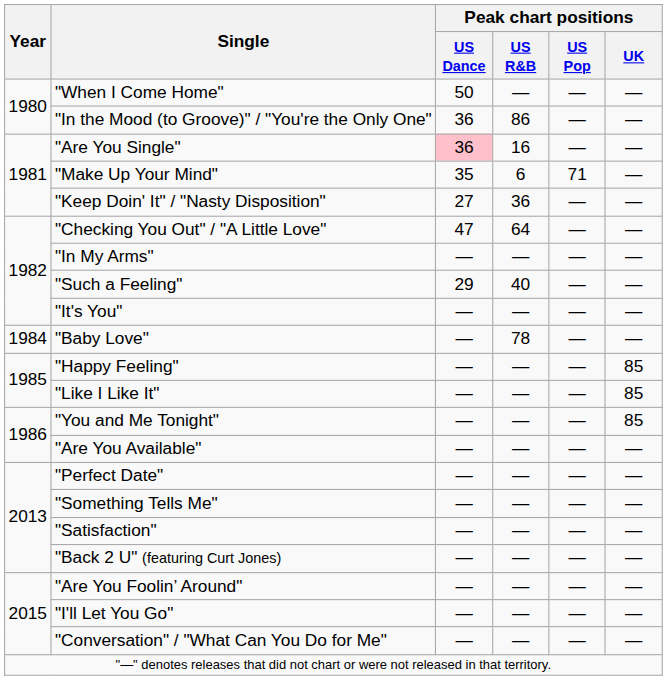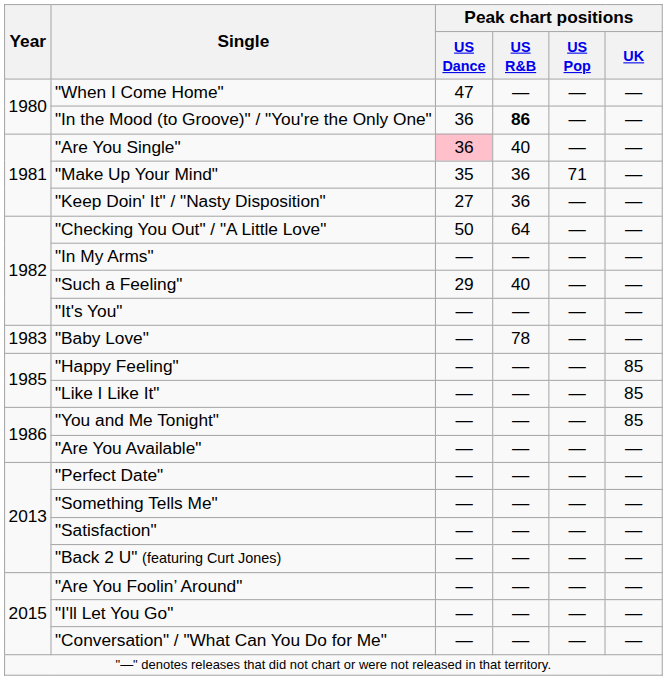(464, 92) 50 -> (464, 92) 47
(521, 119) normal -> (521, 119) bold
(521, 147) 16 -> (521, 147) 40
(521, 174) 6 -> (521, 174) 36
(464, 229) 47 -> (464, 229) 50
(28, 339) 1984 -> (28, 339) 1983
